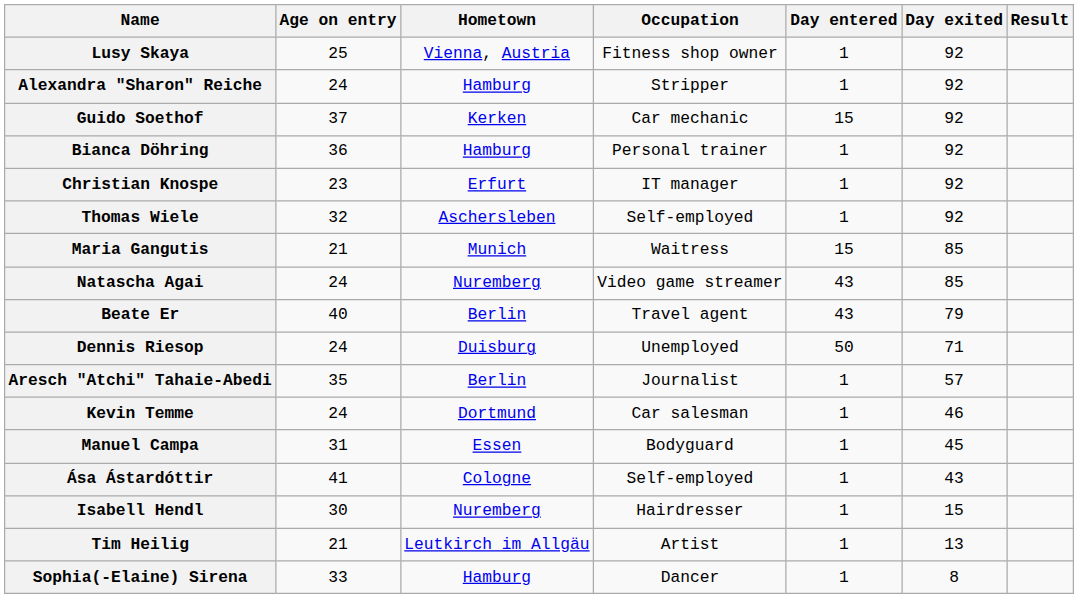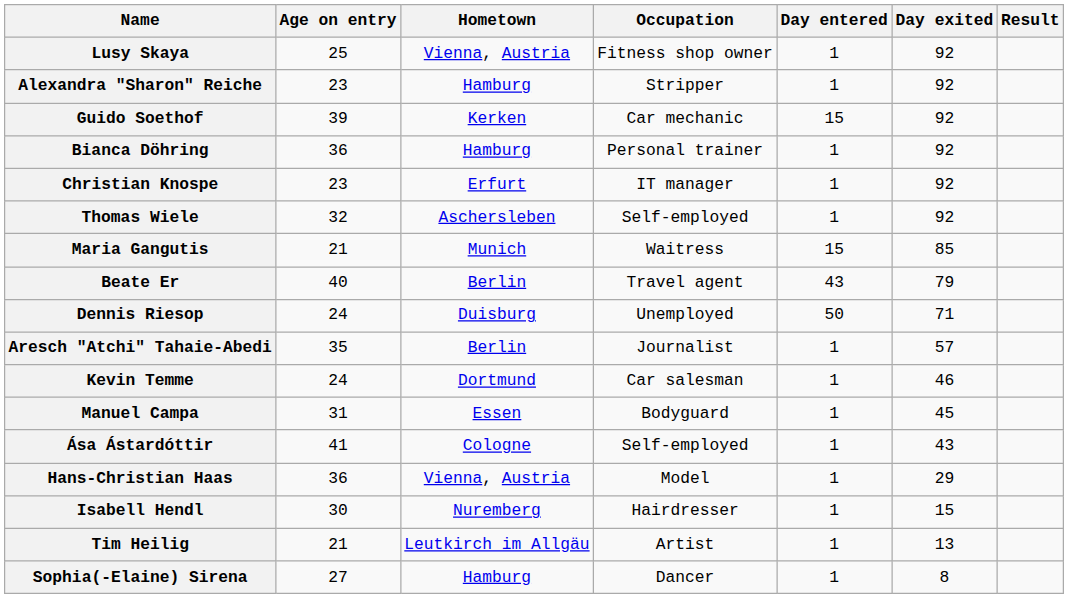(338, 86) 24 -> (338, 86) 23
(338, 119) 37 -> (338, 119) 39
- row: (140, 282)
+ row: (140, 479)
(338, 577) 33 -> (338, 577) 27
